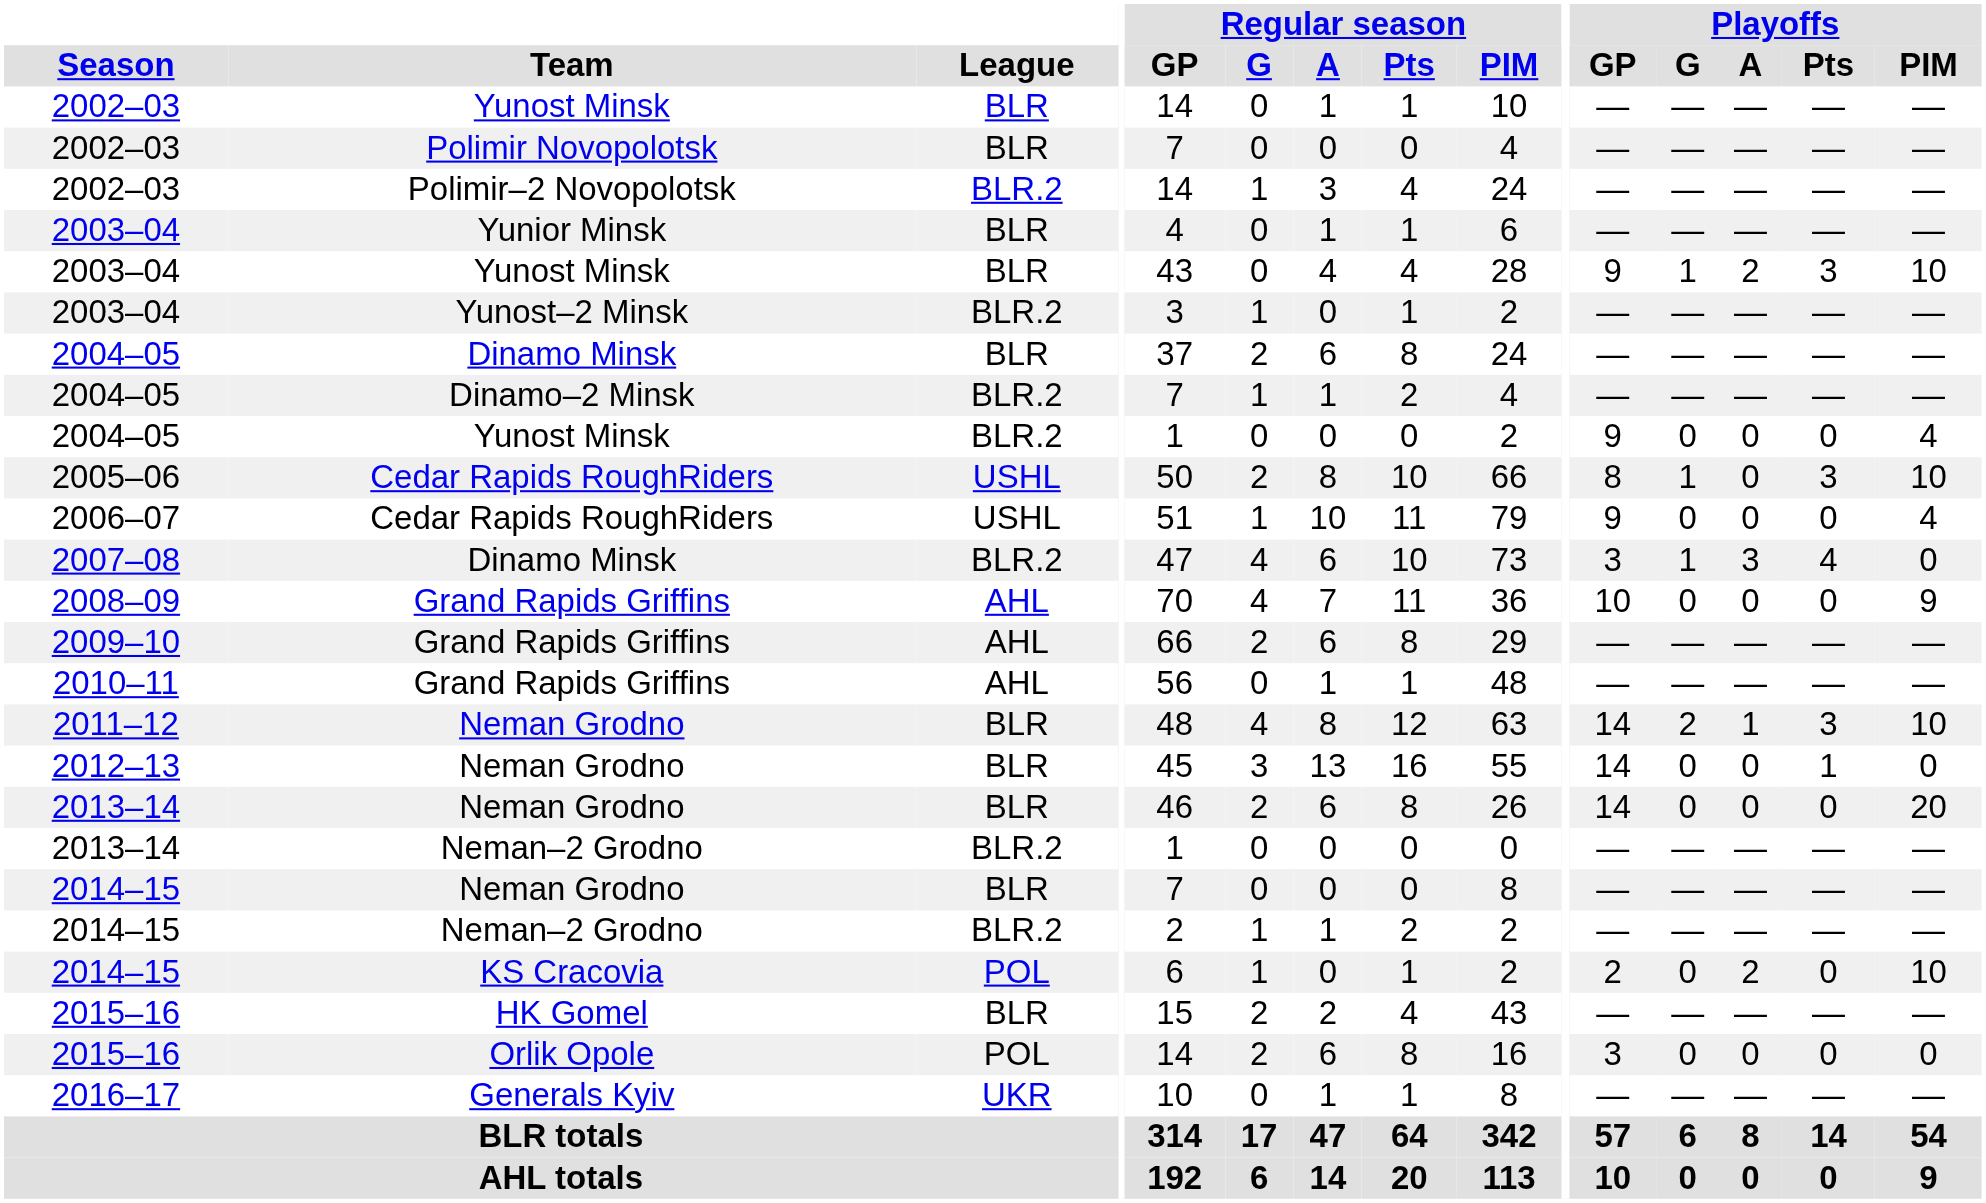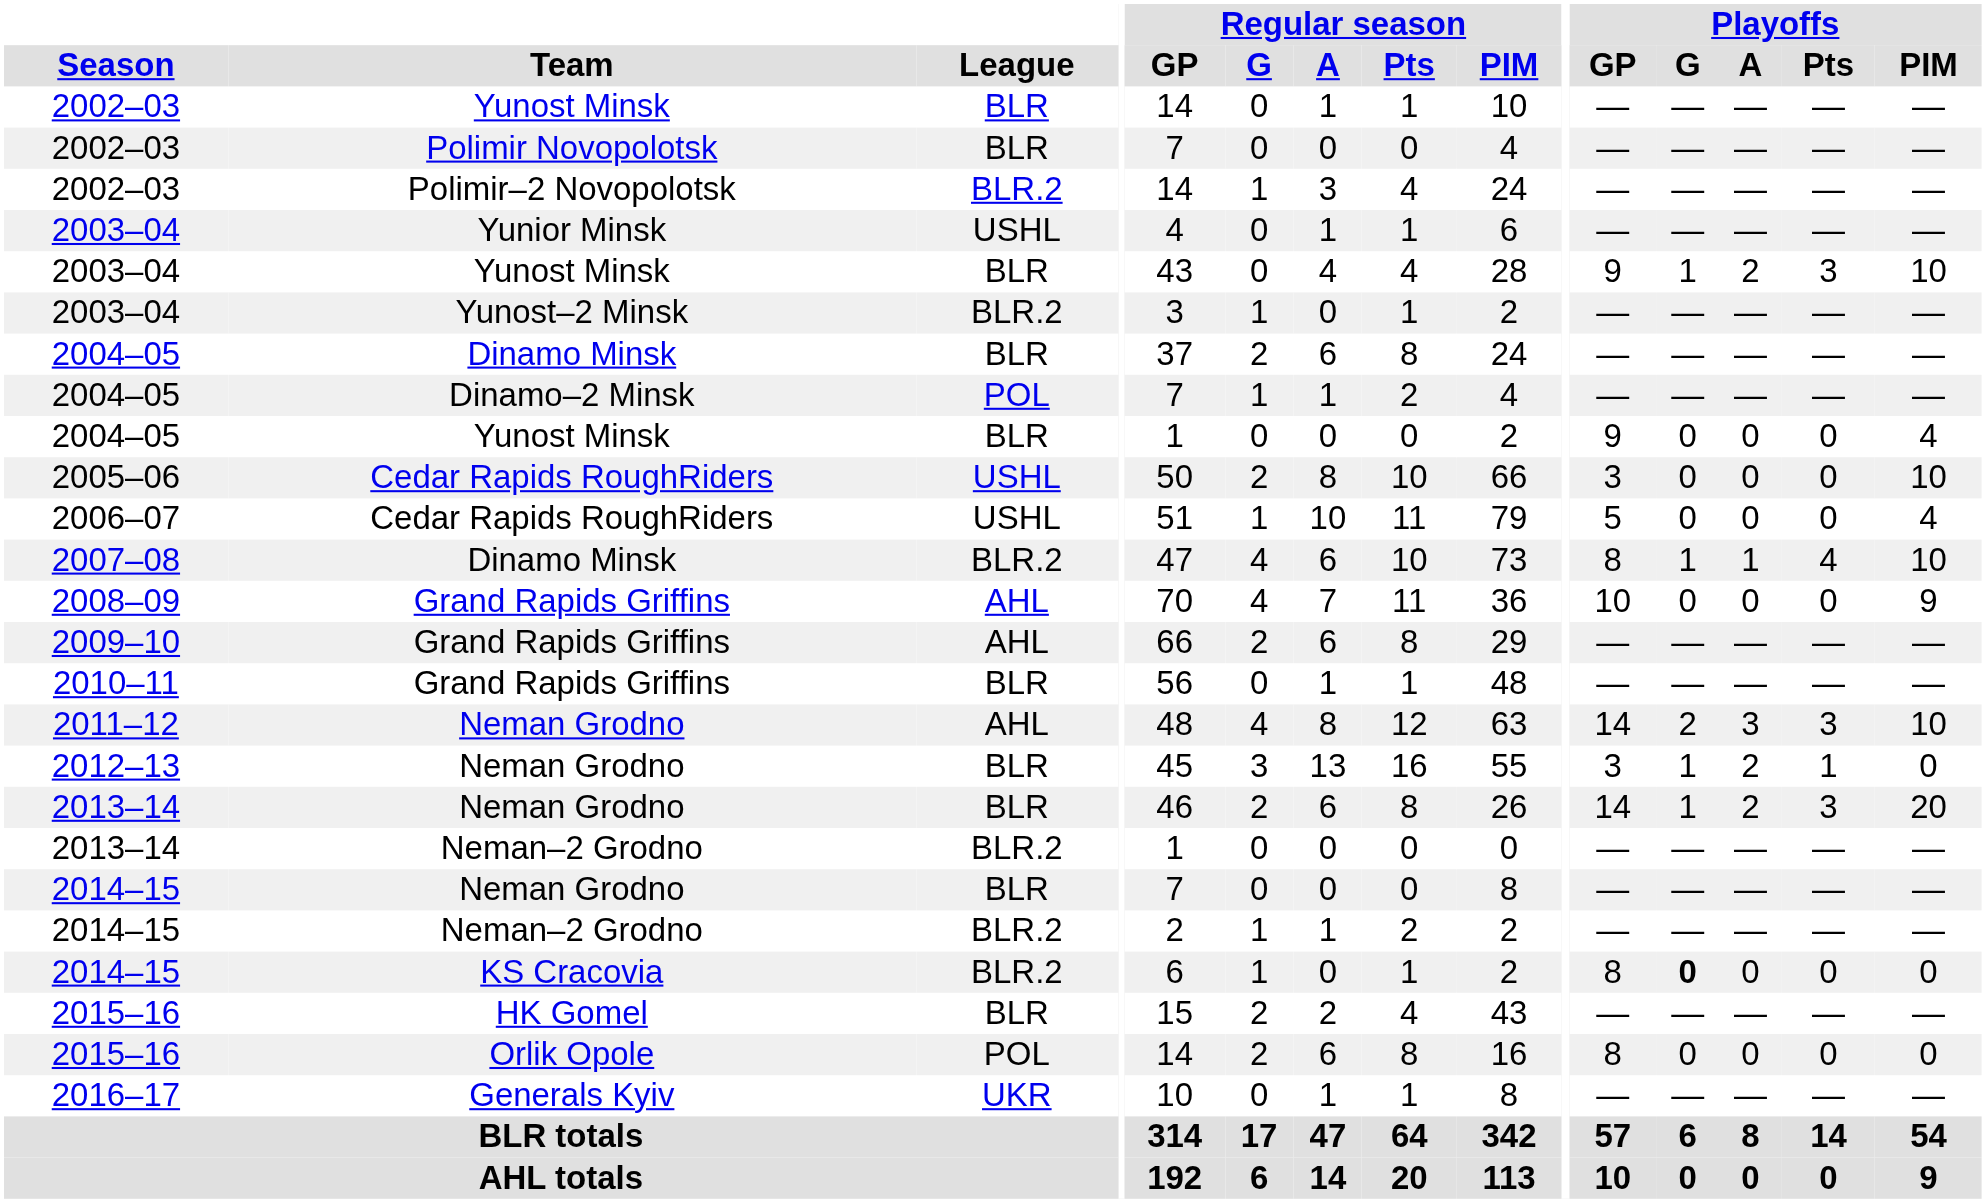(1017, 230) BLR -> (1017, 230) USHL
(1017, 394) BLR.2 -> (1017, 394) POL
(1017, 436) BLR.2 -> (1017, 436) BLR
(1613, 477) 8 -> (1613, 477) 3
(1688, 477) 1 -> (1688, 477) 0
(1829, 477) 3 -> (1829, 477) 0
(1613, 518) 9 -> (1613, 518) 5
(1613, 559) 3 -> (1613, 559) 8
(1750, 559) 3 -> (1750, 559) 1
(1928, 559) 0 -> (1928, 559) 10
(1017, 683) AHL -> (1017, 683) BLR
(1017, 724) BLR -> (1017, 724) AHL
(1750, 724) 1 -> (1750, 724) 3
(1613, 765) 14 -> (1613, 765) 3
(1688, 765) 0 -> (1688, 765) 1
(1750, 765) 0 -> (1750, 765) 2
(1688, 806) 0 -> (1688, 806) 1
(1750, 806) 0 -> (1750, 806) 2
(1829, 806) 0 -> (1829, 806) 3
(1017, 971) POL -> (1017, 971) BLR.2
(1613, 971) 2 -> (1613, 971) 8
(1688, 971) normal -> (1688, 971) bold
(1750, 971) 2 -> (1750, 971) 0
(1928, 971) 10 -> (1928, 971) 0
(1613, 1054) 3 -> (1613, 1054) 8
